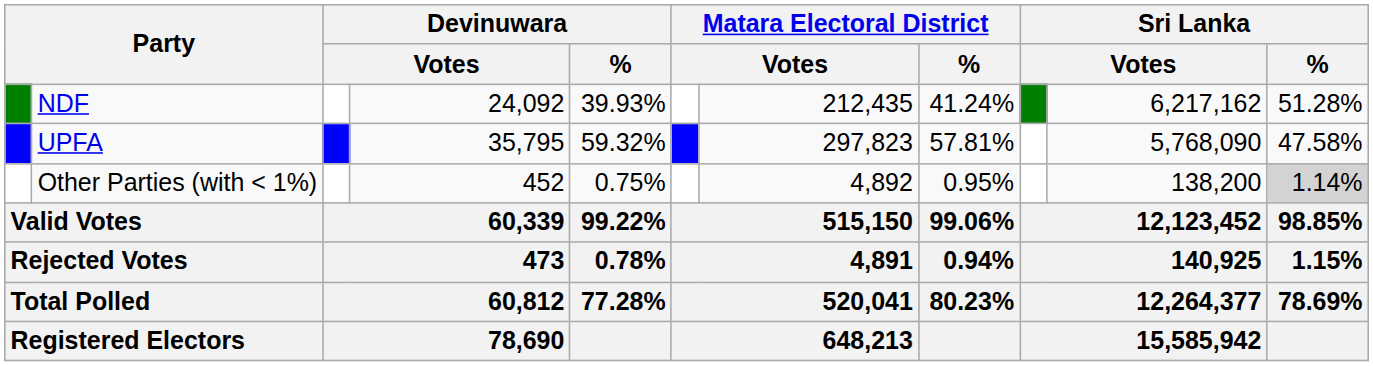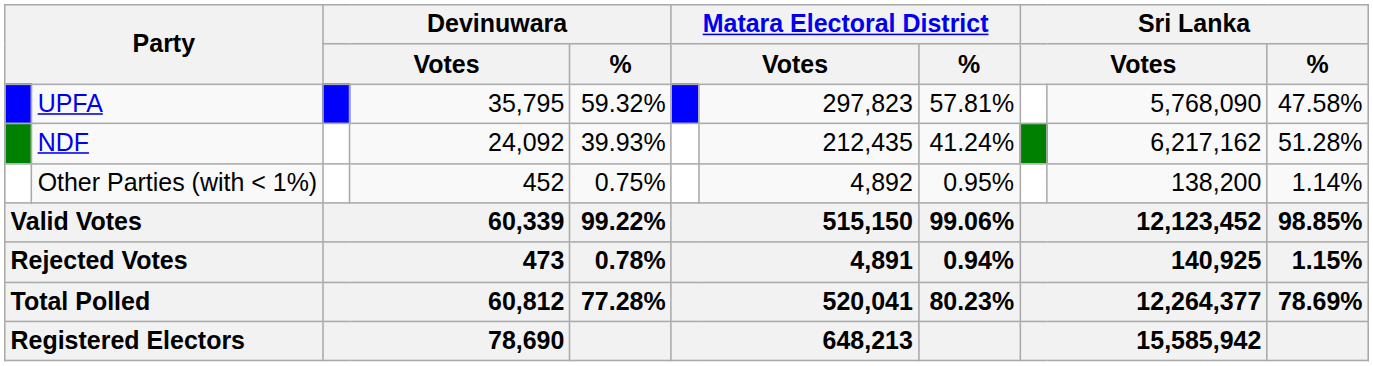rows swapped: (70, 143) <-> (63, 103)
(1327, 182) lightgrey background -> (1327, 182) no background
